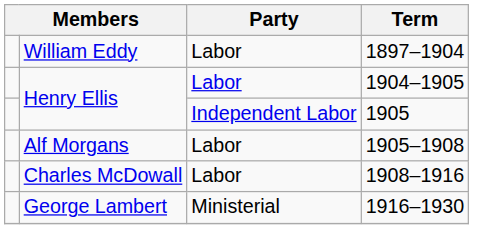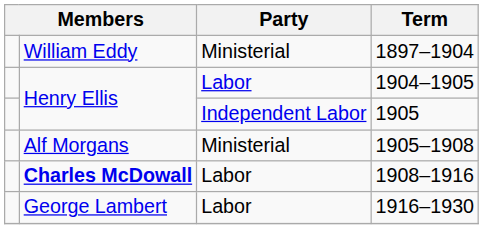(217, 51) Labor -> (245, 51) Ministerial
(217, 144) Labor -> (245, 144) Ministerial
(103, 176) normal -> (108, 176) bold
(236, 207) Ministerial -> (226, 207) Labor
